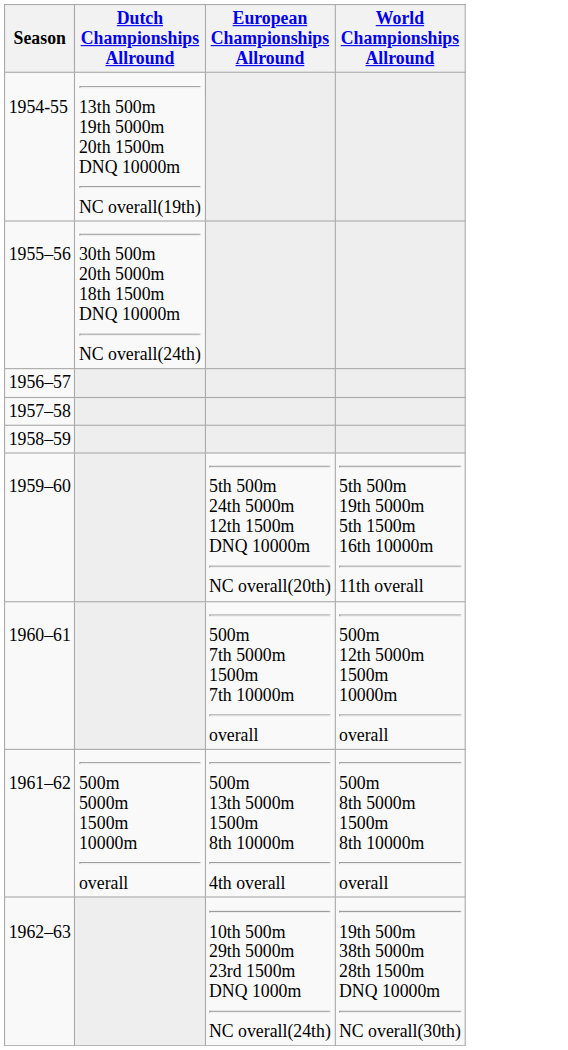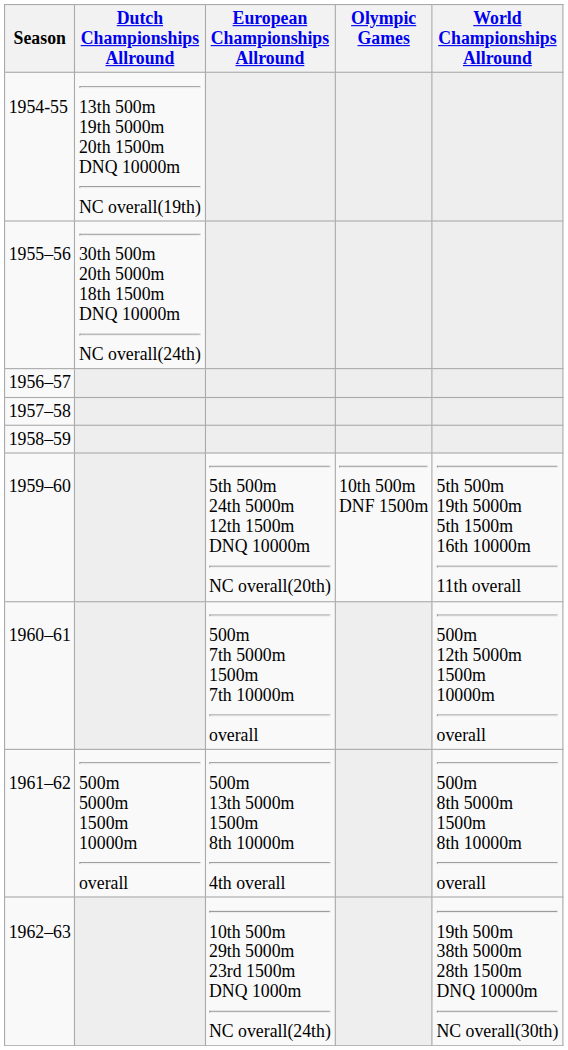+ column: (384, 28)
